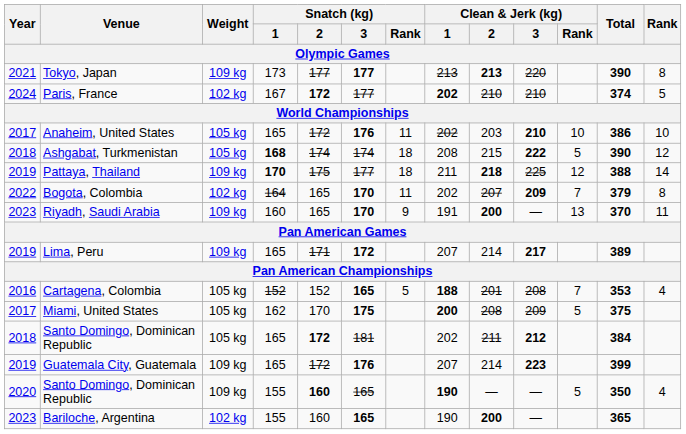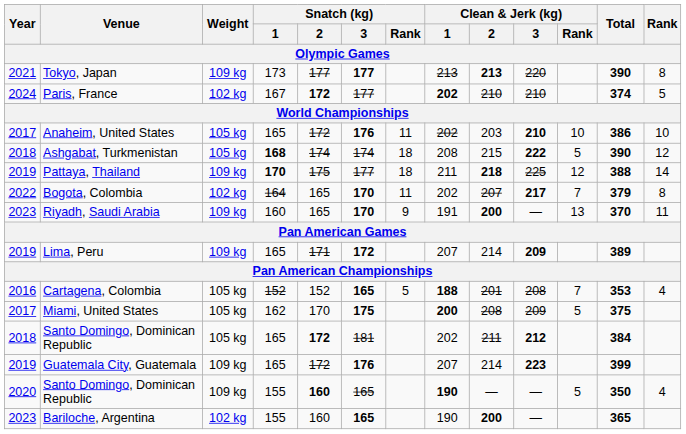(536, 192) 209 -> (536, 192) 217
(536, 251) 217 -> (536, 251) 209
